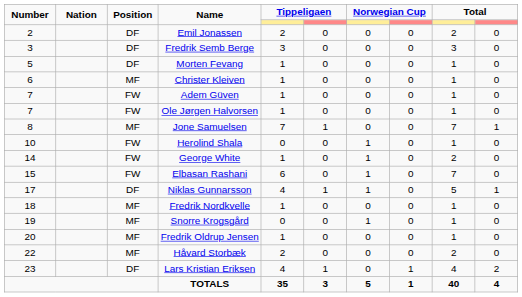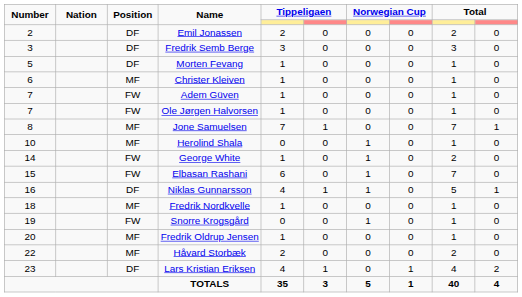(133, 142) FW -> (133, 142) MF
(30, 189) 17 -> (30, 189) 16
(133, 221) MF -> (133, 221) FW
